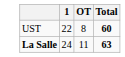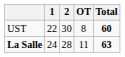+ column: (67, 12)
